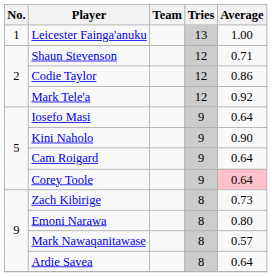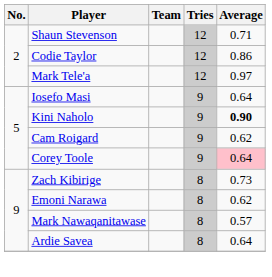- row: (89, 35)
(242, 97) 0.92 -> (241, 76) 0.97
(242, 138) normal -> (241, 117) bold
(242, 158) 0.64 -> (241, 138) 0.62
(242, 220) 0.80 -> (241, 199) 0.62
